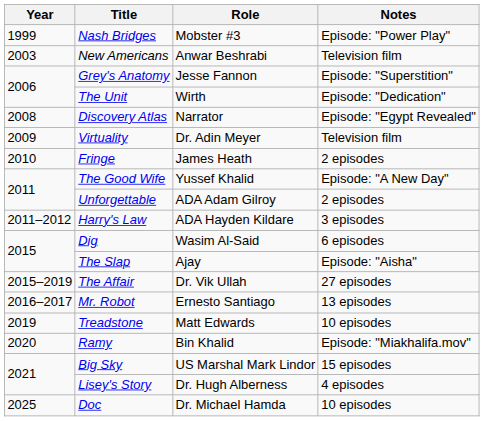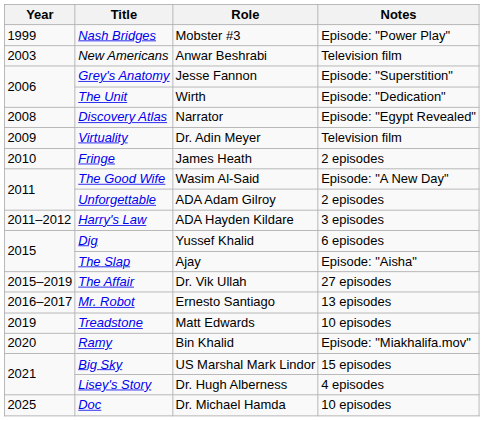(215, 179) Yussef Khalid -> (217, 179) Wasim Al-Said
(217, 240) Wasim Al-Said -> (215, 240) Yussef Khalid
